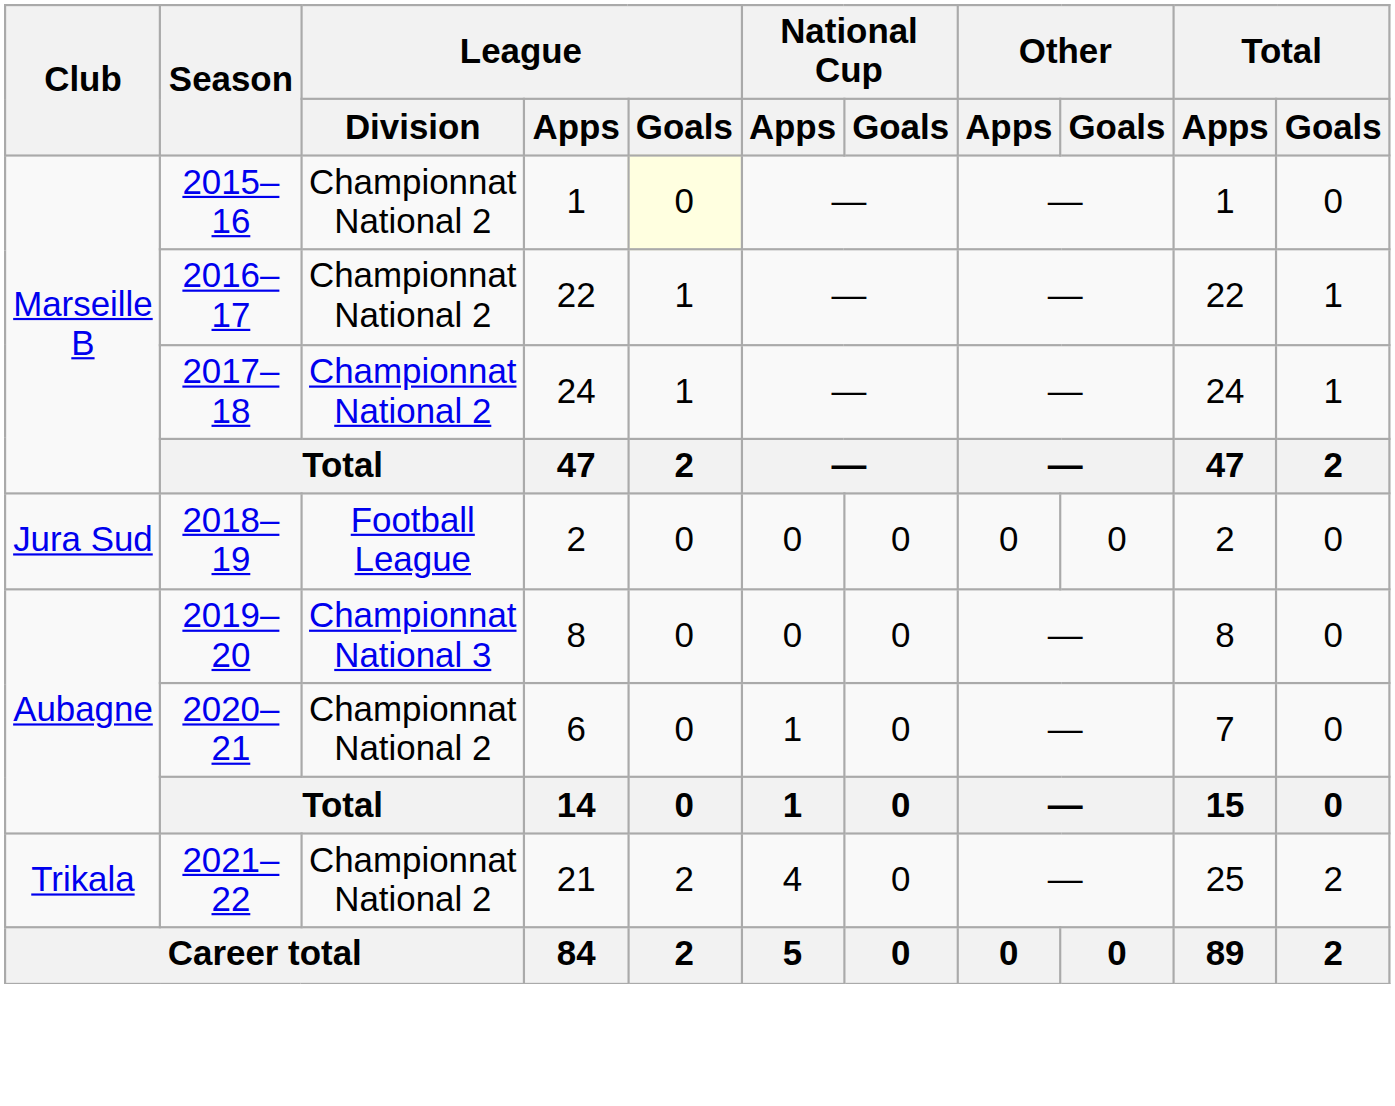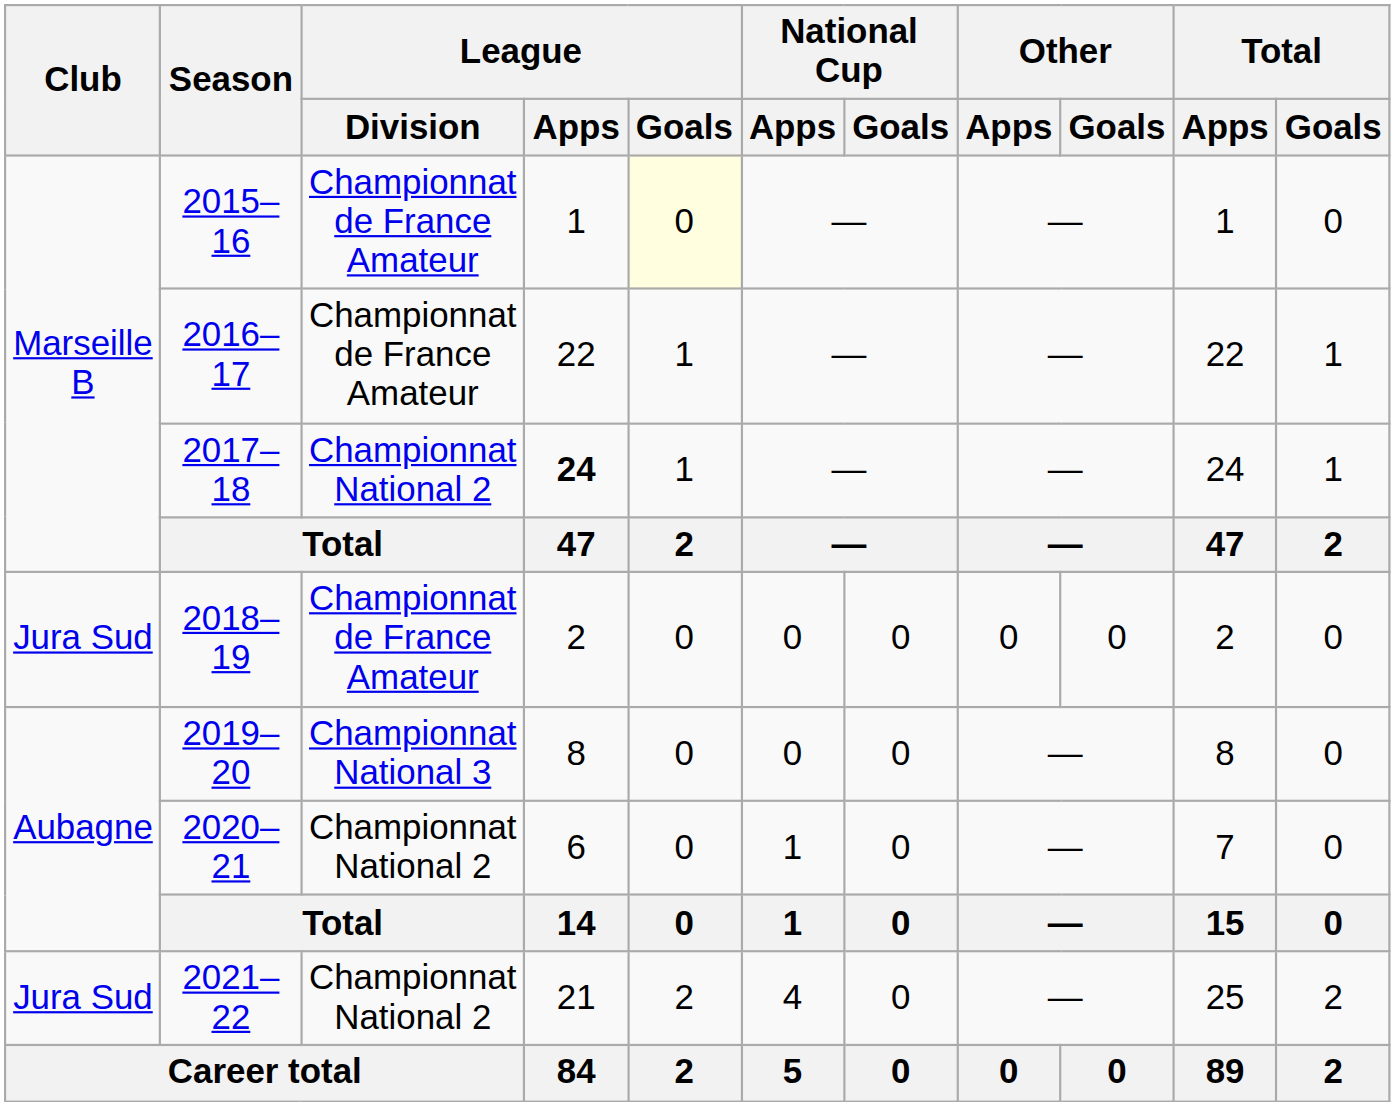(413, 201) Championnat National 2 -> (413, 221) Championnat de France Amateur
(413, 296) Championnat National 2 -> (413, 355) Championnat de France Amateur
(576, 390) normal -> (576, 469) bold
(413, 540) Football League -> (413, 638) Championnat de France Amateur
(83, 879) Trikala -> (83, 997) Jura Sud
